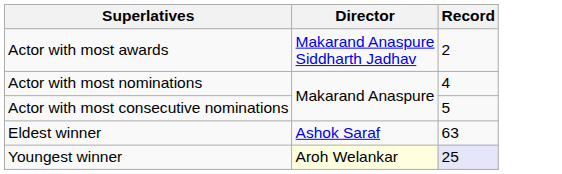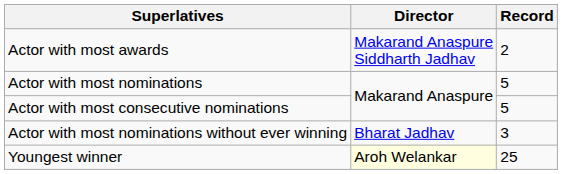(446, 83) 4 -> (505, 83) 5
+ row: (178, 132)
- row: (55, 132)
(450, 157) lavender background -> (509, 157) no background
